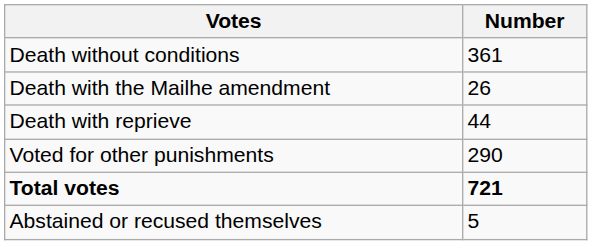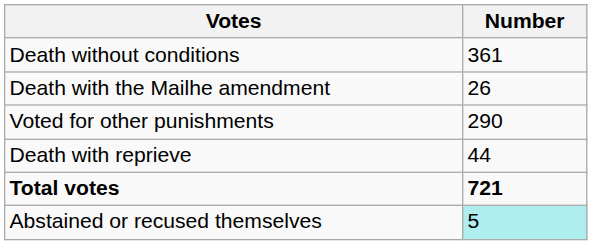rows swapped: (101, 121) <-> (142, 155)
(473, 222) no background -> (473, 222) paleturquoise background
